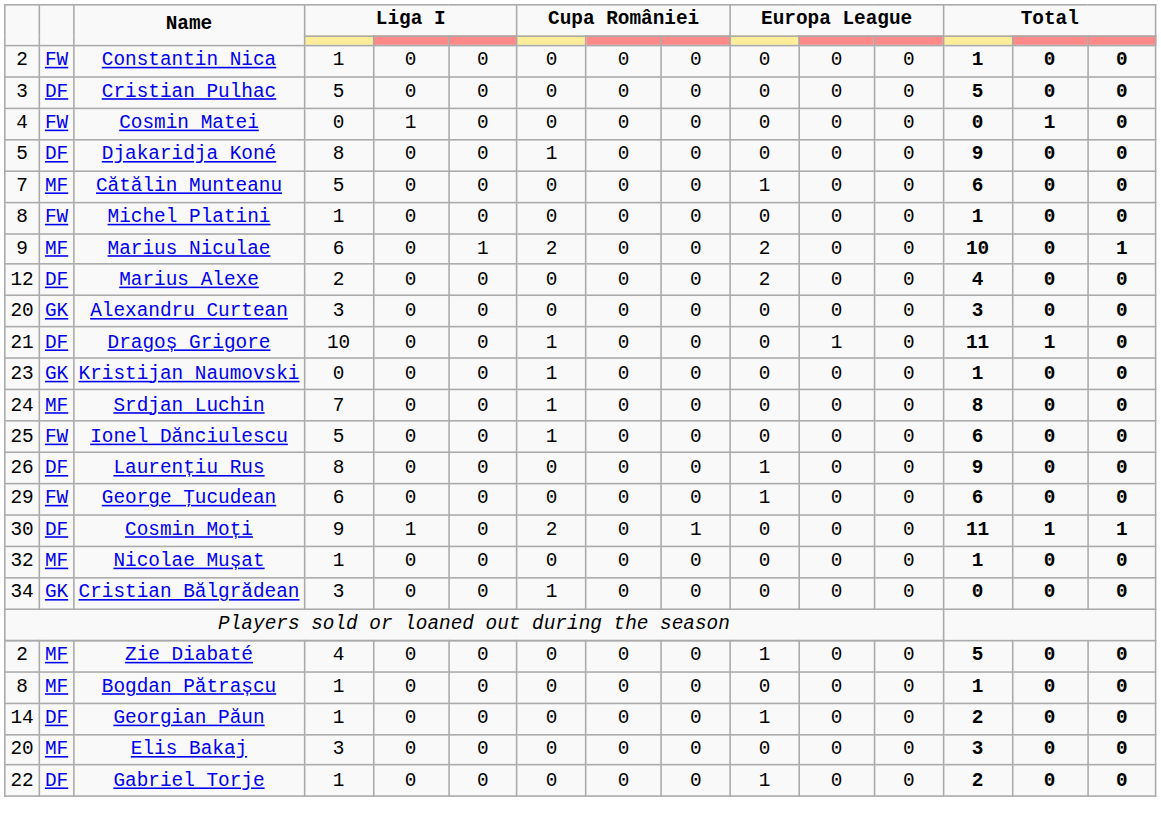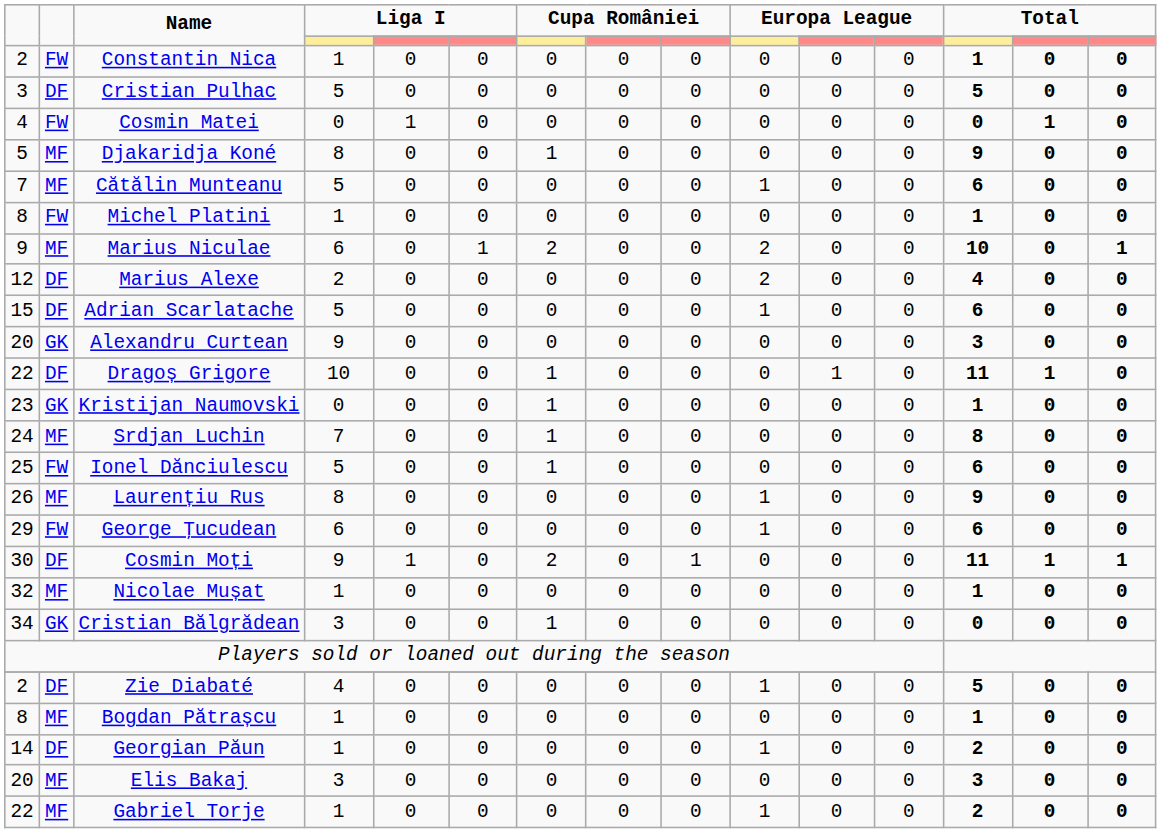(57, 155) DF -> (57, 155) MF
+ row: (189, 312)
(339, 312) 3 -> (339, 343) 9
(22, 343) 21 -> (22, 374) 22
(57, 468) DF -> (57, 500) MF
(57, 656) MF -> (57, 687) DF
(57, 781) DF -> (57, 813) MF
